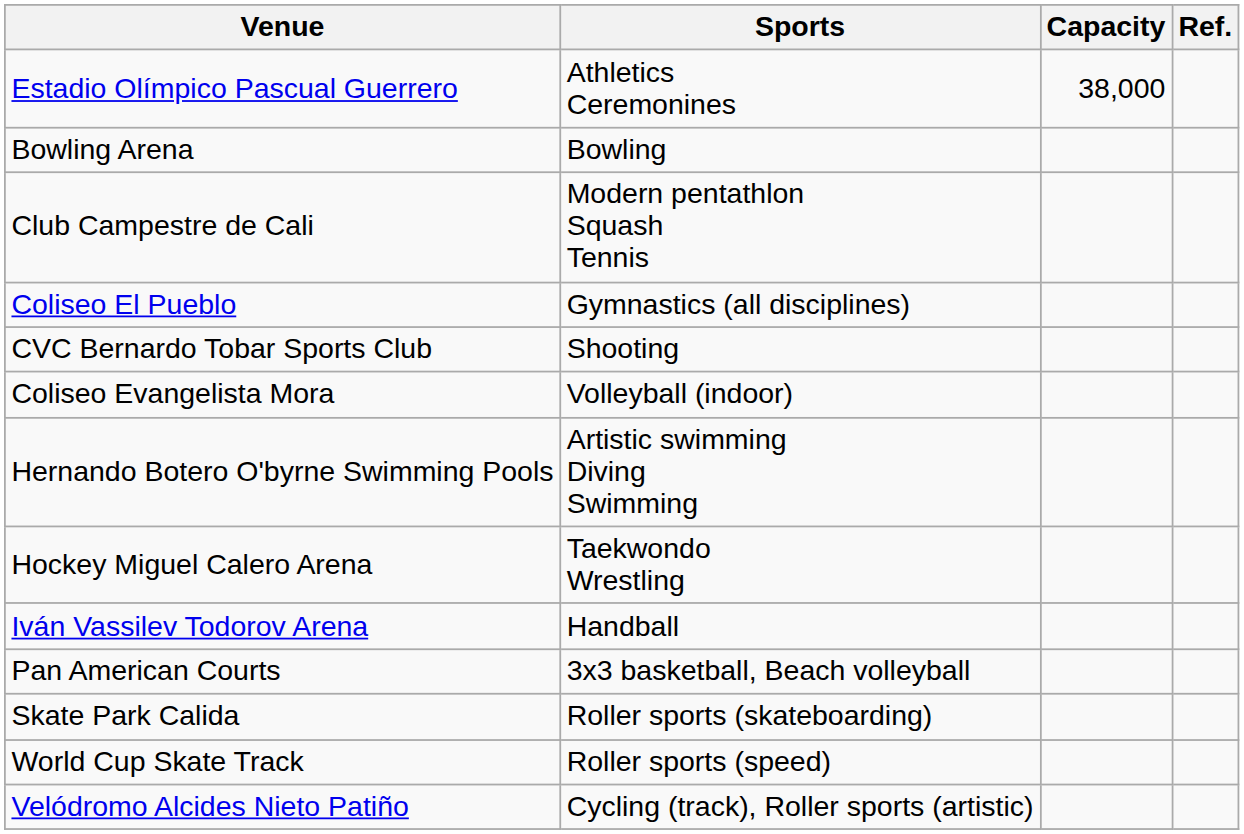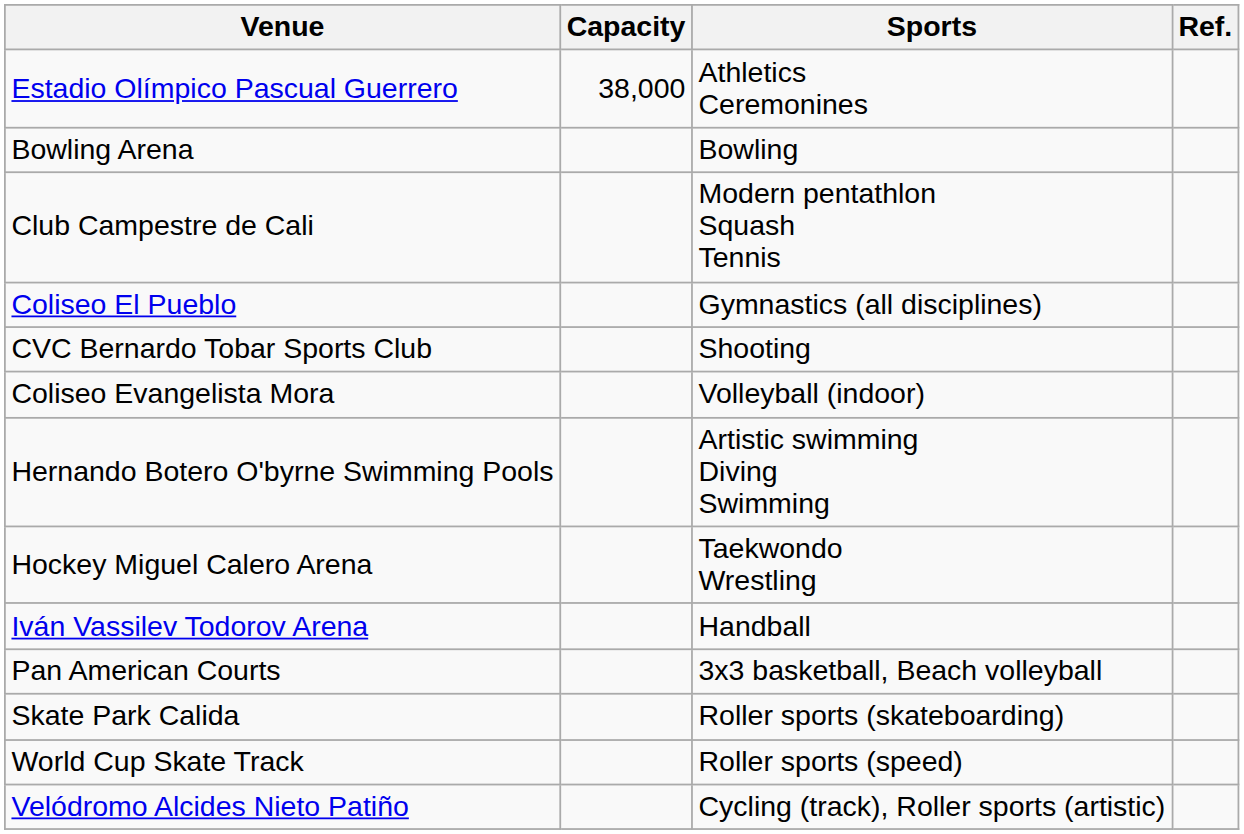columns swapped: (800, 27) <-> (1106, 27)
